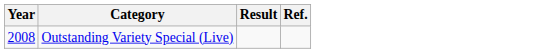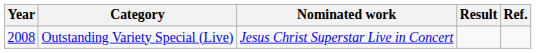+ column: (347, 15)
